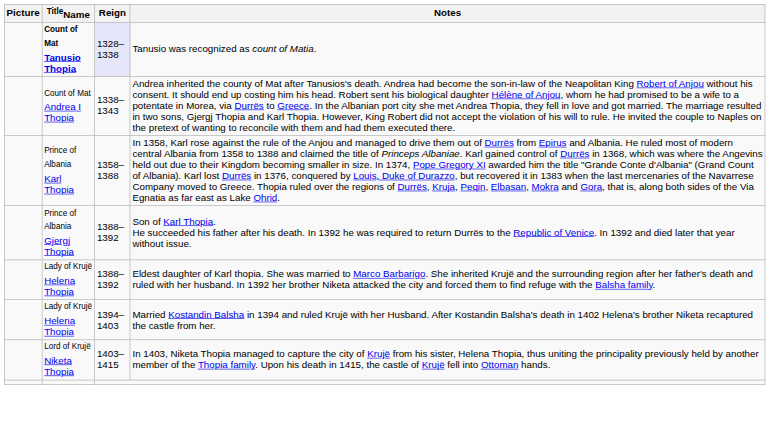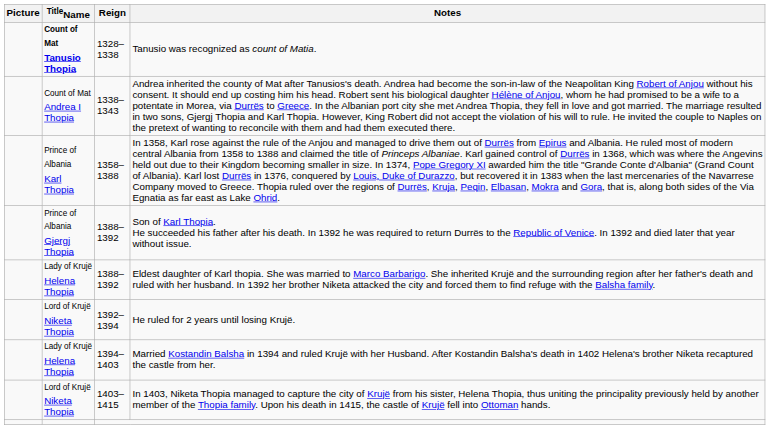(110, 49) lavender background -> (110, 49) no background
+ row: (214, 319)
